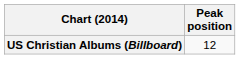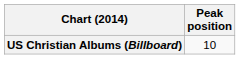(210, 44) 12 -> (210, 44) 10
